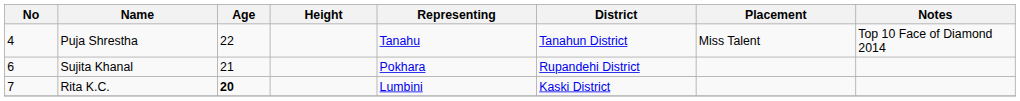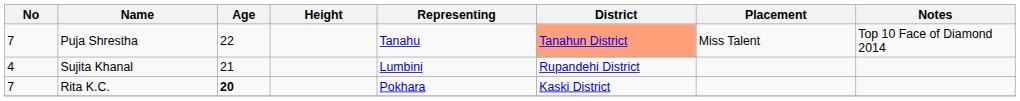(11, 41) 4 -> (11, 41) 7
(583, 41) no background -> (583, 41) lightsalmon background
(11, 67) 6 -> (11, 67) 4
(403, 67) Pokhara -> (401, 67) Lumbini
(401, 87) Lumbini -> (403, 87) Pokhara
